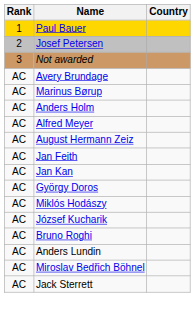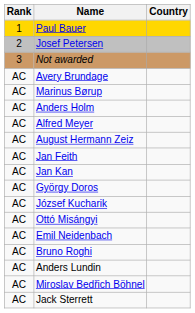- row: (71, 204)
+ row: (67, 220)
+ row: (74, 236)
